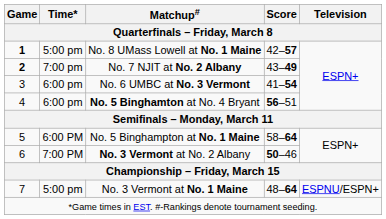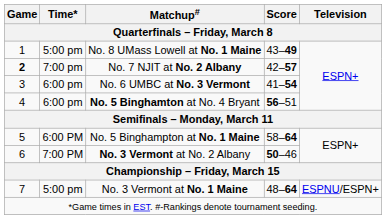(22, 50) bold -> (22, 50) normal
(282, 50) 42–57 -> (282, 50) 43–49
(282, 67) 43–49 -> (282, 67) 42–57
